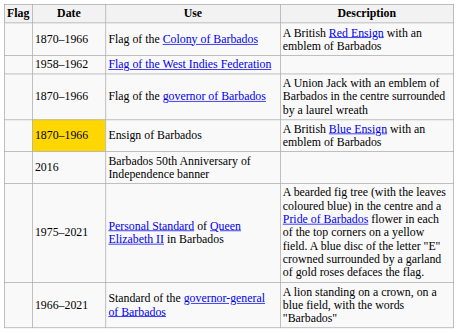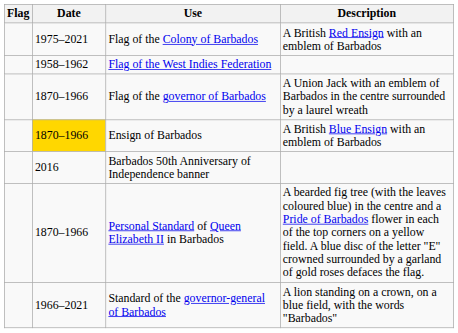(62, 39) 1870–1966 -> (62, 39) 1975–2021
(62, 233) 1975–2021 -> (62, 233) 1870–1966
